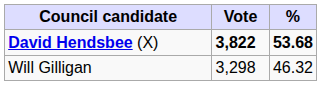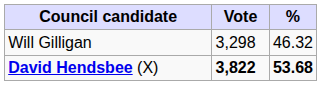rows swapped: (83, 42) <-> (50, 67)
